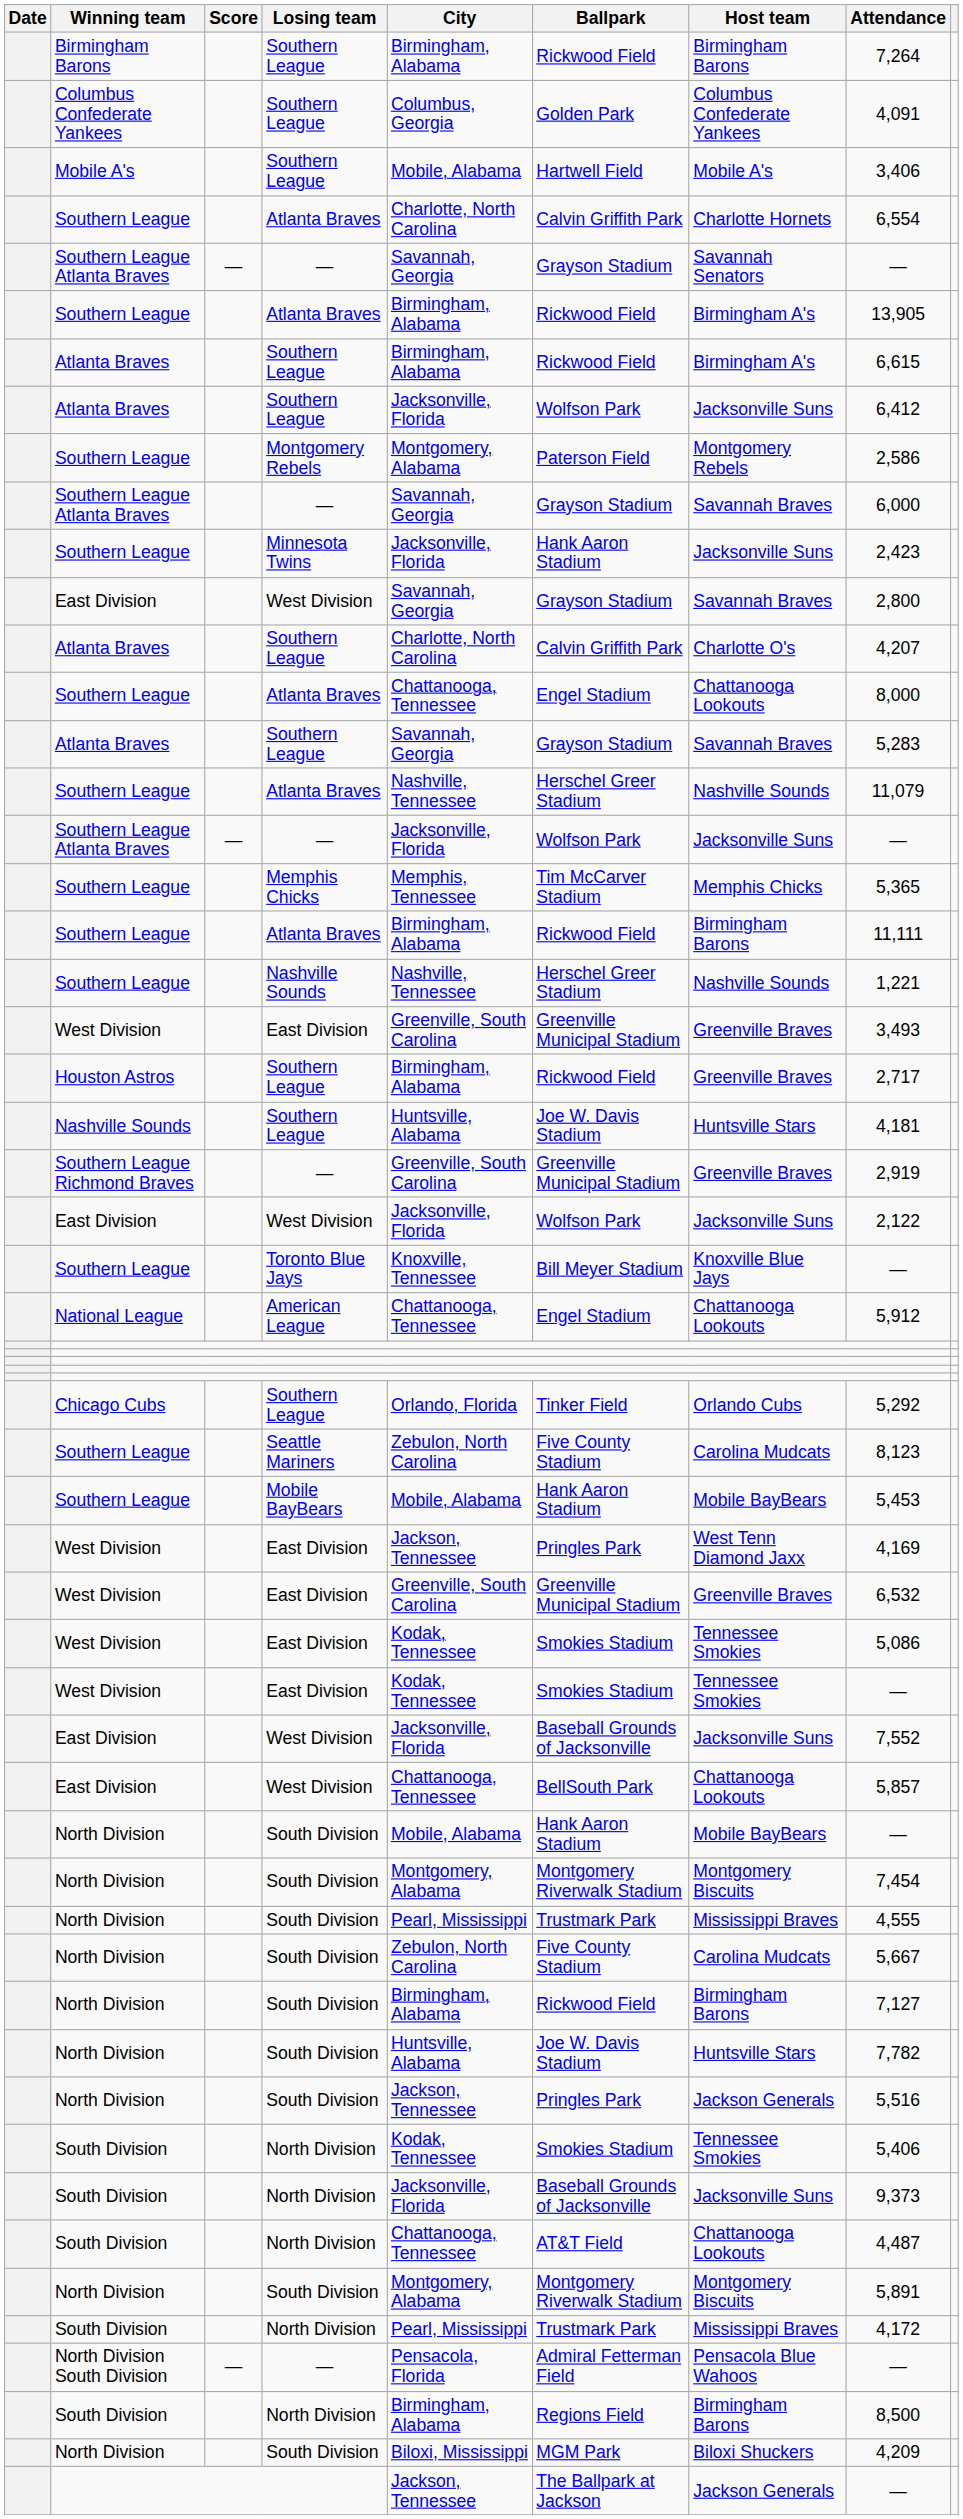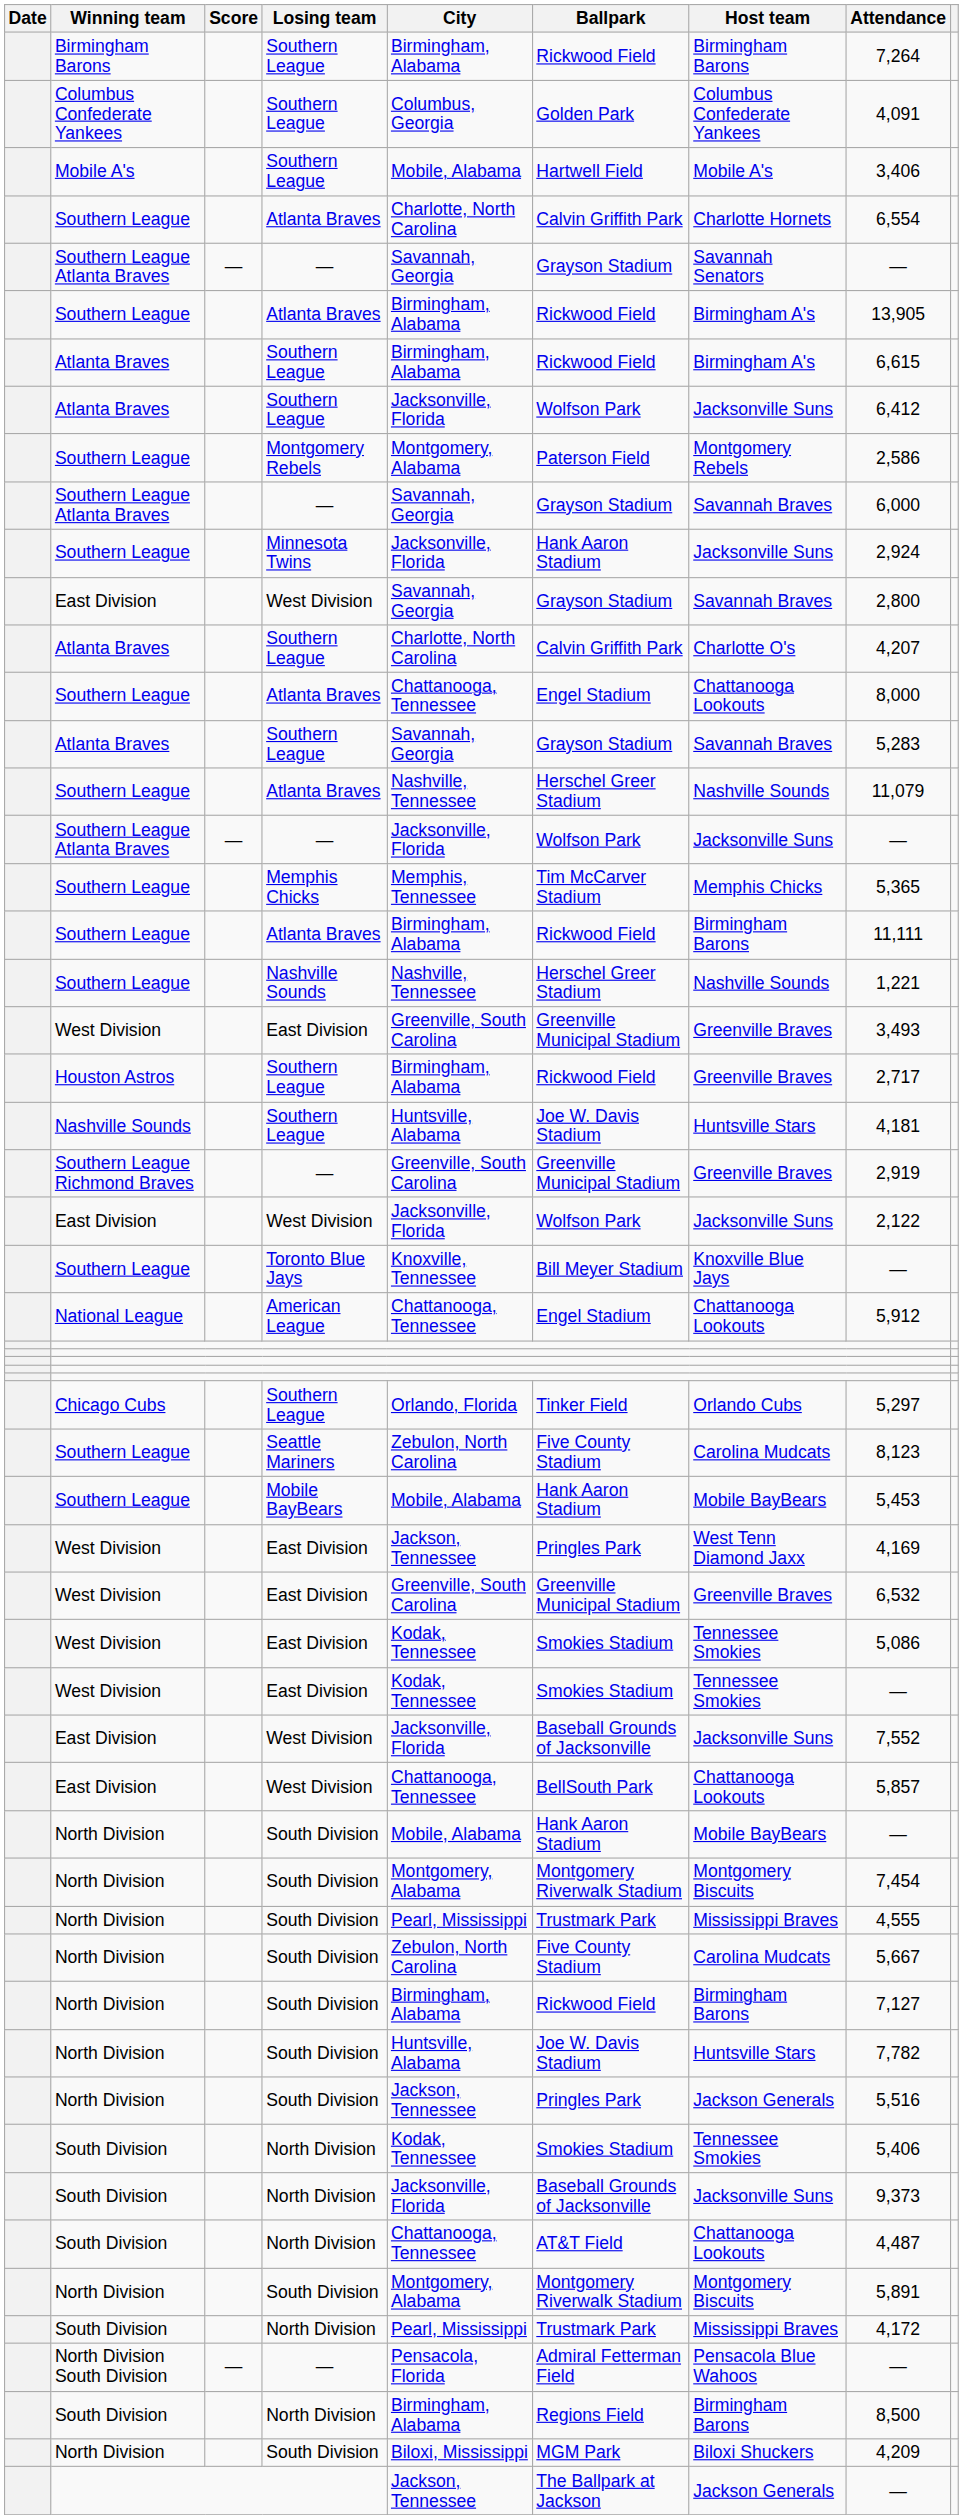(898, 553) 2,423 -> (898, 553) 2,924
(898, 1404) 5,292 -> (898, 1404) 5,297
